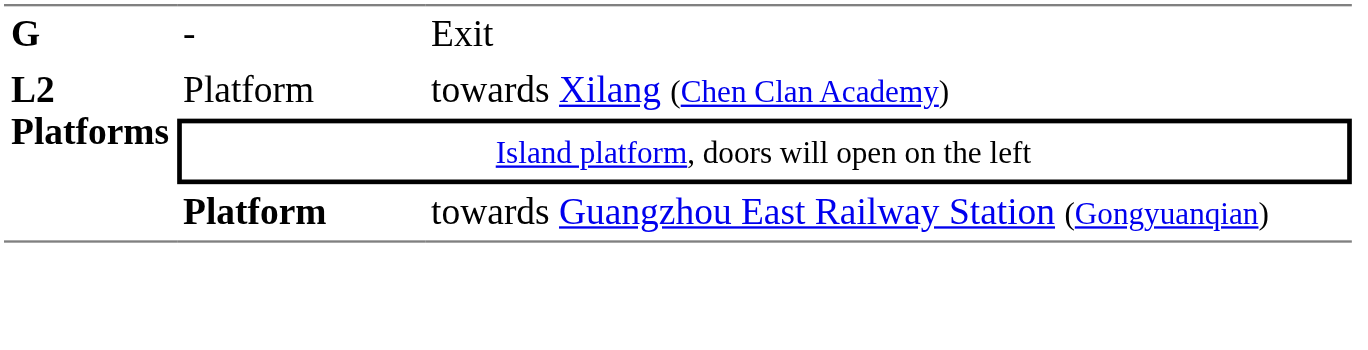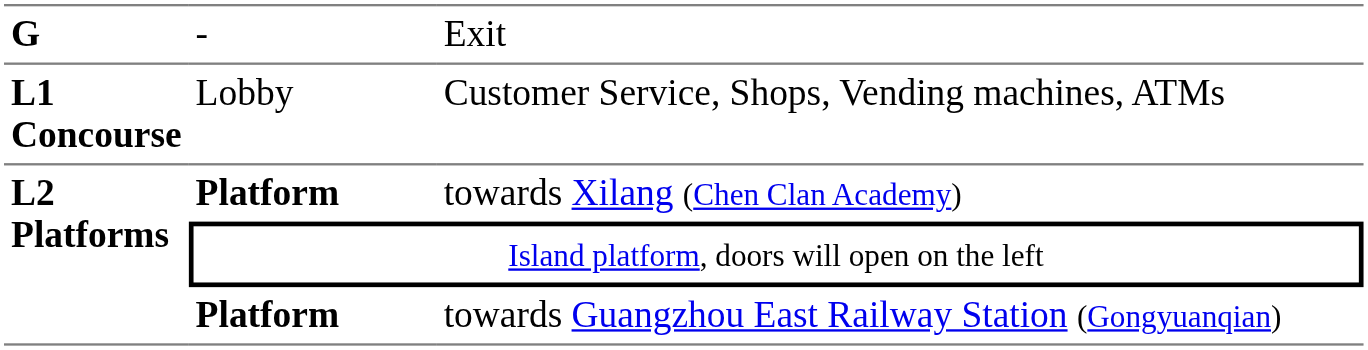+ row: (834, 92)
(249, 89) normal -> (267, 192) bold
